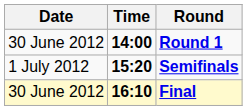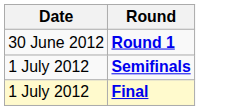- column: (132, 17)
(56, 92) 30 June 2012 -> (49, 92) 1 July 2012
